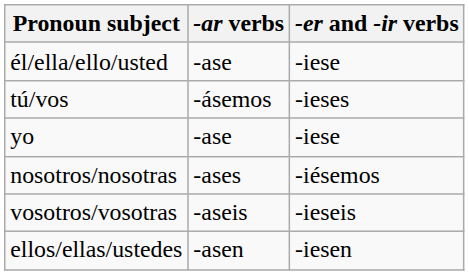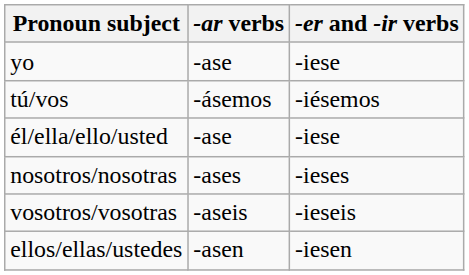rows swapped: (22, 136) <-> (89, 61)
(322, 99) -ieses -> (337, 99) -iésemos
(337, 174) -iésemos -> (322, 174) -ieses
